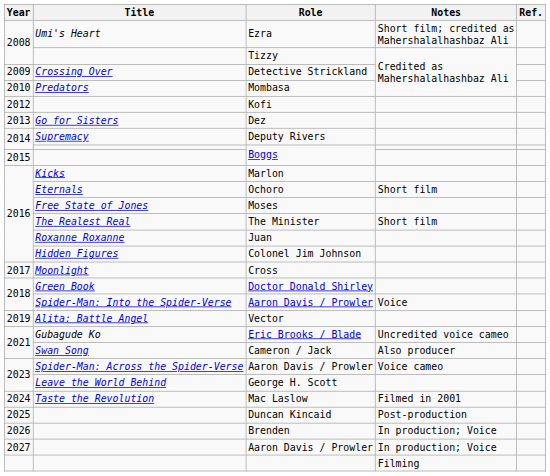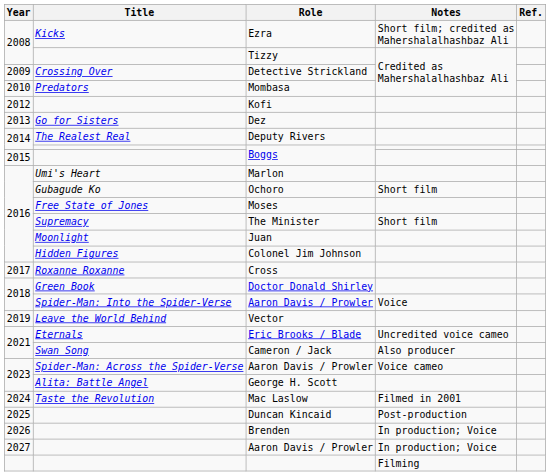(68, 34) Umi's Heart -> (50, 34) Kicks
(62, 137) Supremacy -> (83, 137) The Realest Real
(50, 173) Kicks -> (68, 173) Umi's Heart
(59, 190) Eternals -> (68, 190) Gubagude Ko
(83, 222) The Realest Real -> (62, 222) Supremacy
(80, 238) Roxanne Roxanne -> (62, 238) Moonlight
(62, 270) Moonlight -> (80, 270) Roxanne Roxanne
(92, 318) Alita: Battle Angel -> (101, 318) Leave the World Behind
(68, 334) Gubagude Ko -> (59, 334) Eternals
(101, 383) Leave the World Behind -> (92, 383) Alita: Battle Angel
